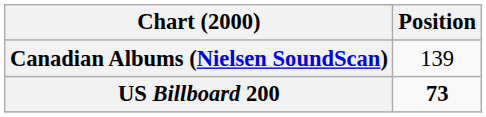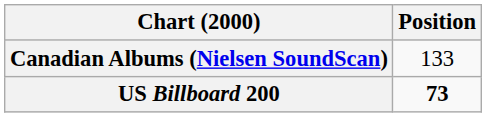(437, 58) 139 -> (437, 58) 133
